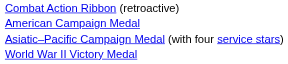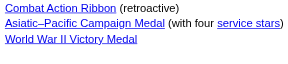- row: (72, 23)
